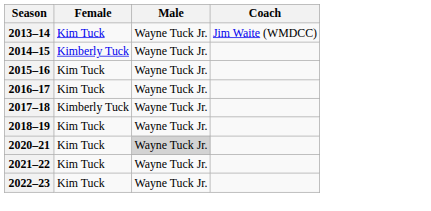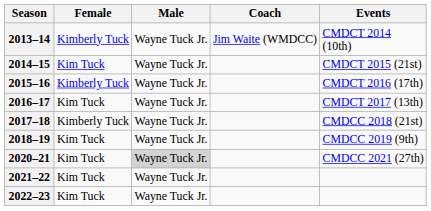+ column: (373, 13)
(81, 32) Kim Tuck -> (93, 39) Kimberly Tuck
(93, 51) Kimberly Tuck -> (81, 64) Kim Tuck
(81, 70) Kim Tuck -> (93, 83) Kimberly Tuck
